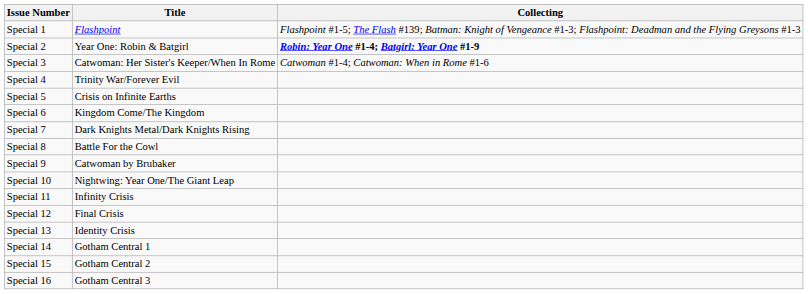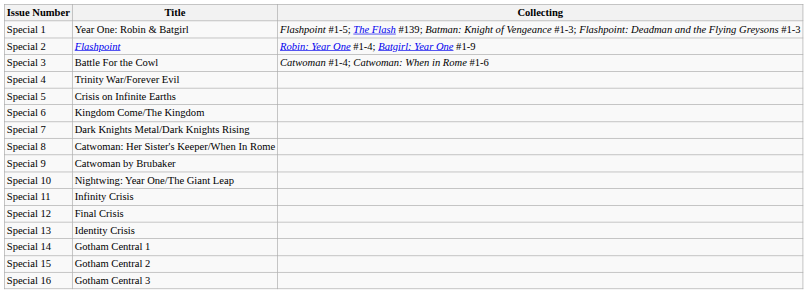(98, 29) Flashpoint -> (132, 29) Year One: Robin & Batgirl
(132, 46) Year One: Robin & Batgirl -> (98, 46) Flashpoint
(380, 46) bold -> (378, 46) normal
(175, 63) Catwoman: Her Sister's Keeper/When In Rome -> (116, 63) Battle For the Cowl
(116, 146) Battle For the Cowl -> (175, 146) Catwoman: Her Sister's Keeper/When In Rome
